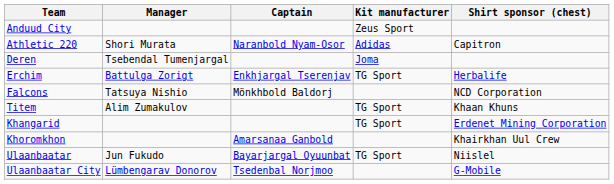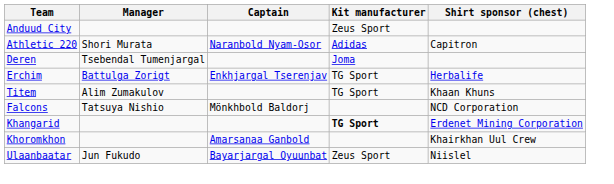rows swapped: (27, 92) <-> (21, 108)
(379, 124) normal -> (355, 124) bold
(379, 155) TG Sport -> (361, 155) Zeus Sport
- row: (54, 171)
